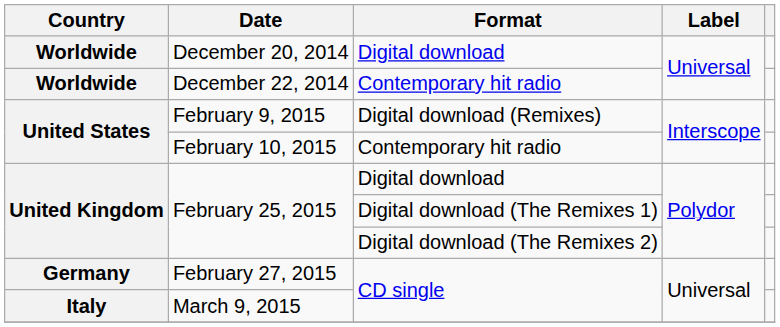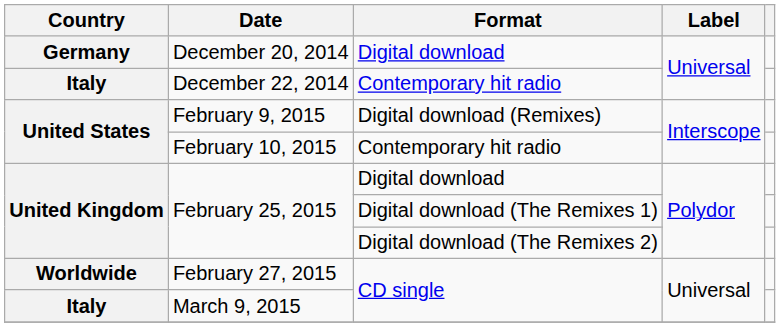(86, 52) Worldwide -> (86, 52) Germany
(86, 83) Worldwide -> (86, 83) Italy
(86, 274) Germany -> (86, 274) Worldwide
